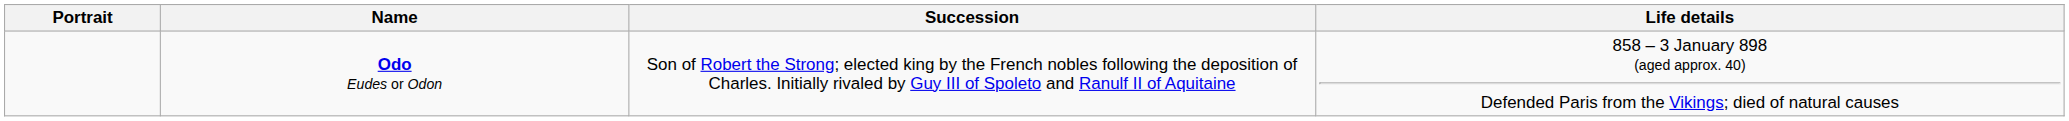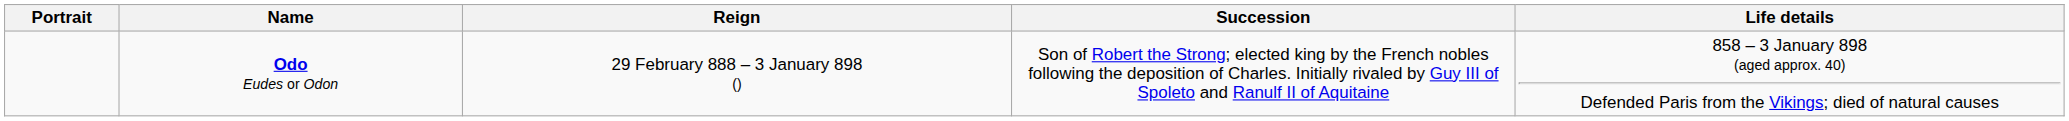+ column: (737, 17)
